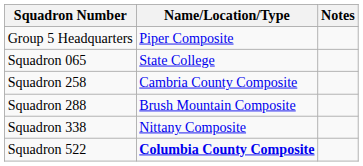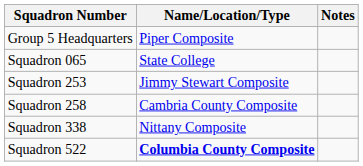+ row: (47, 82)
- row: (47, 104)
